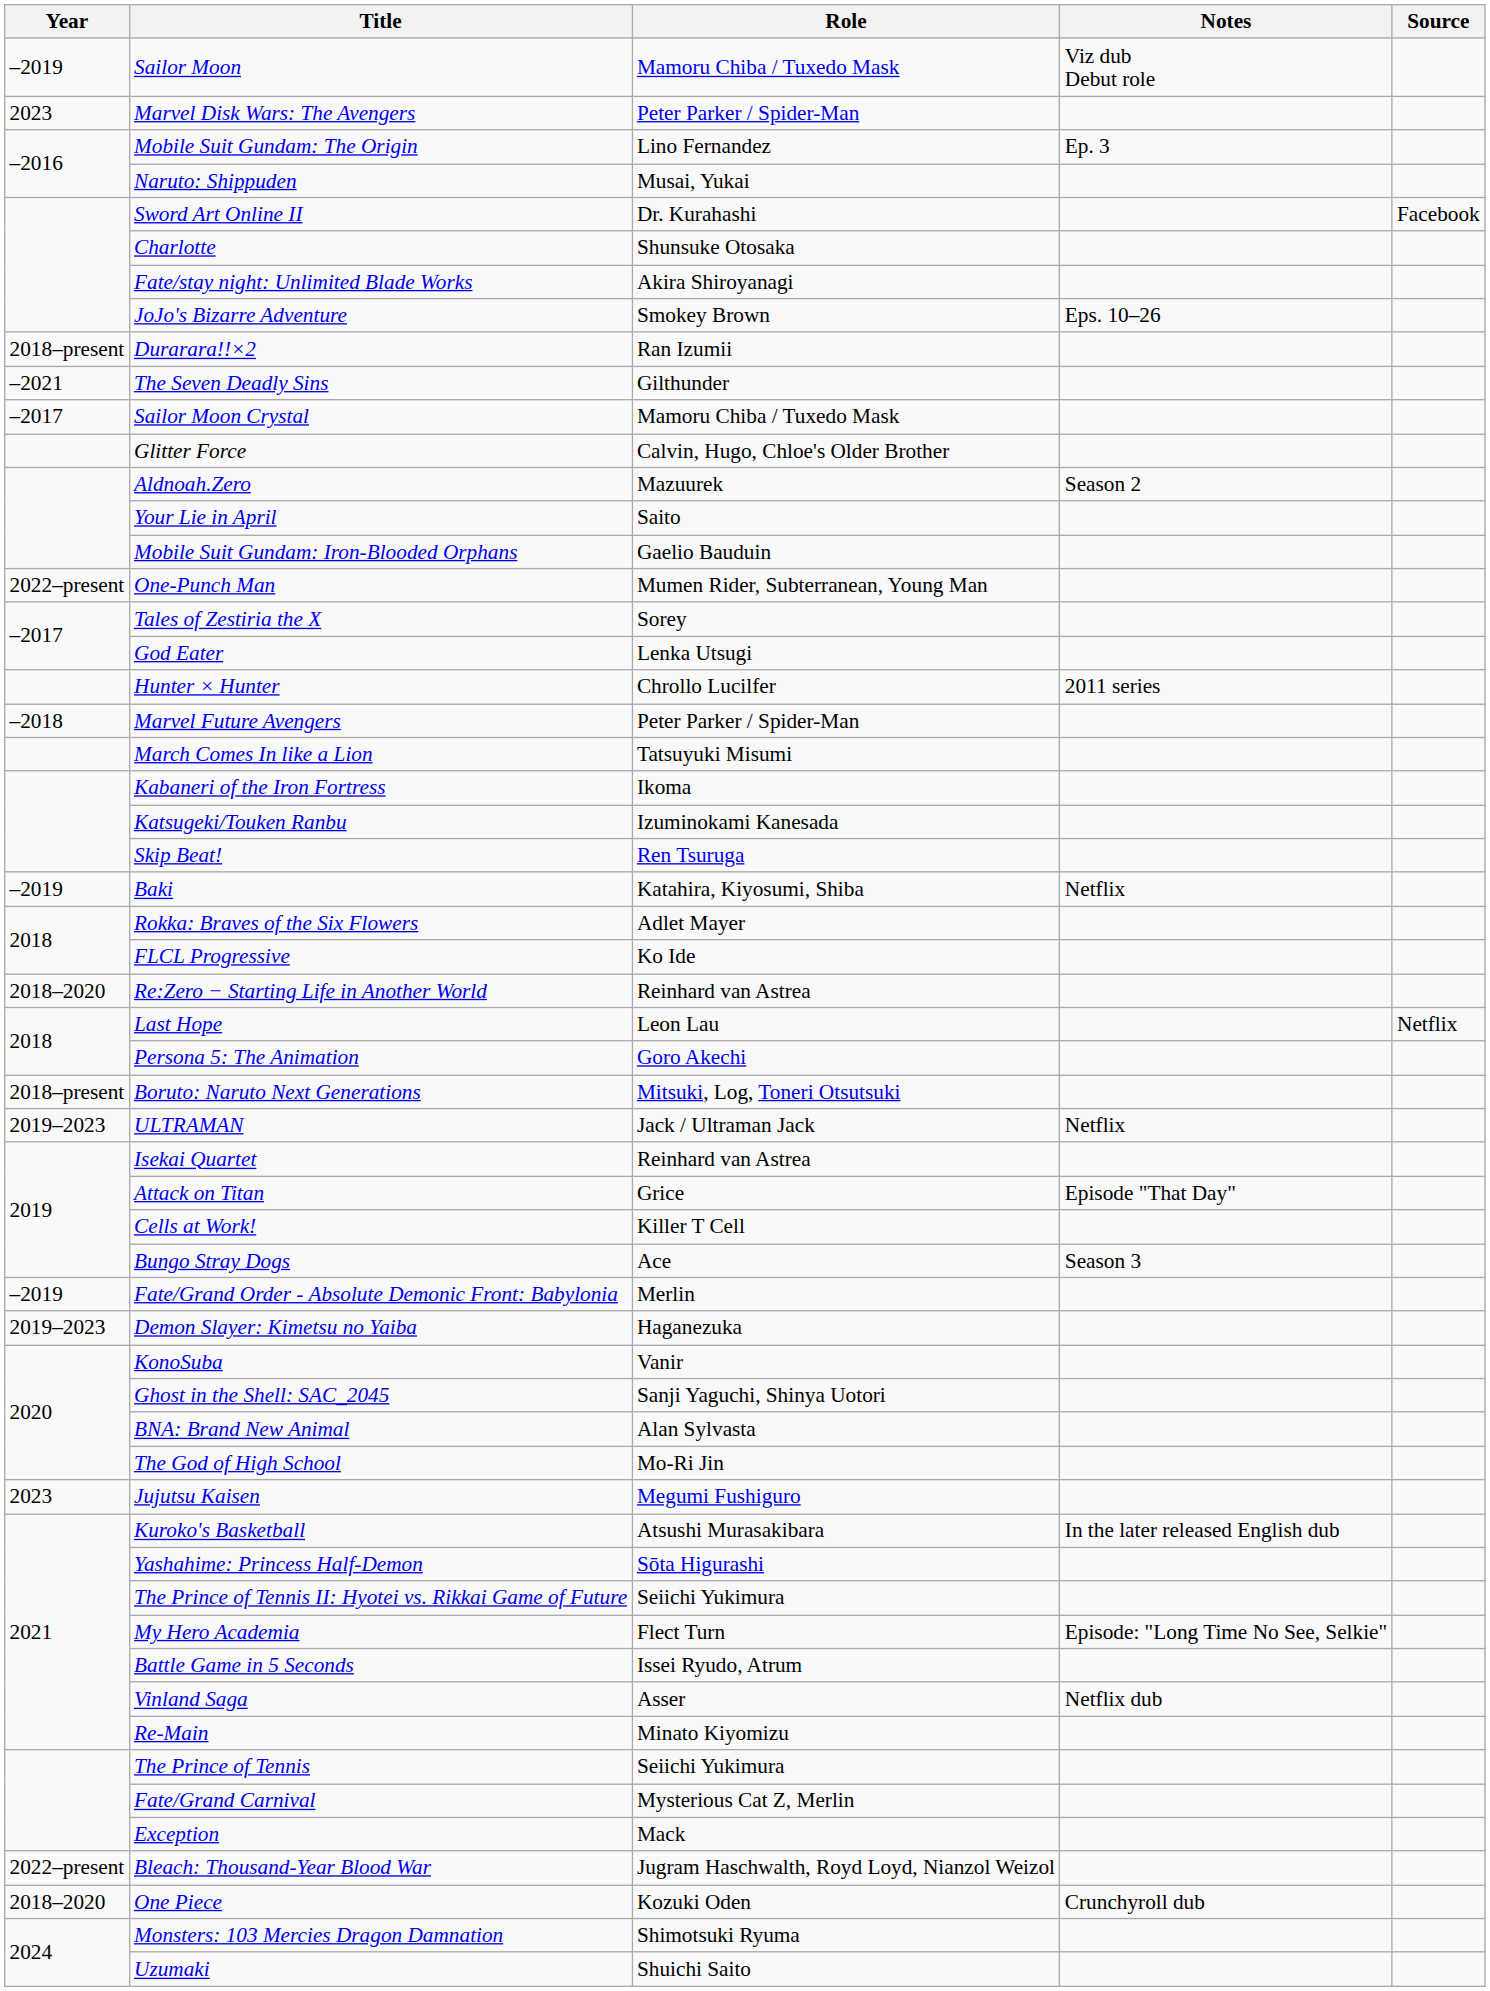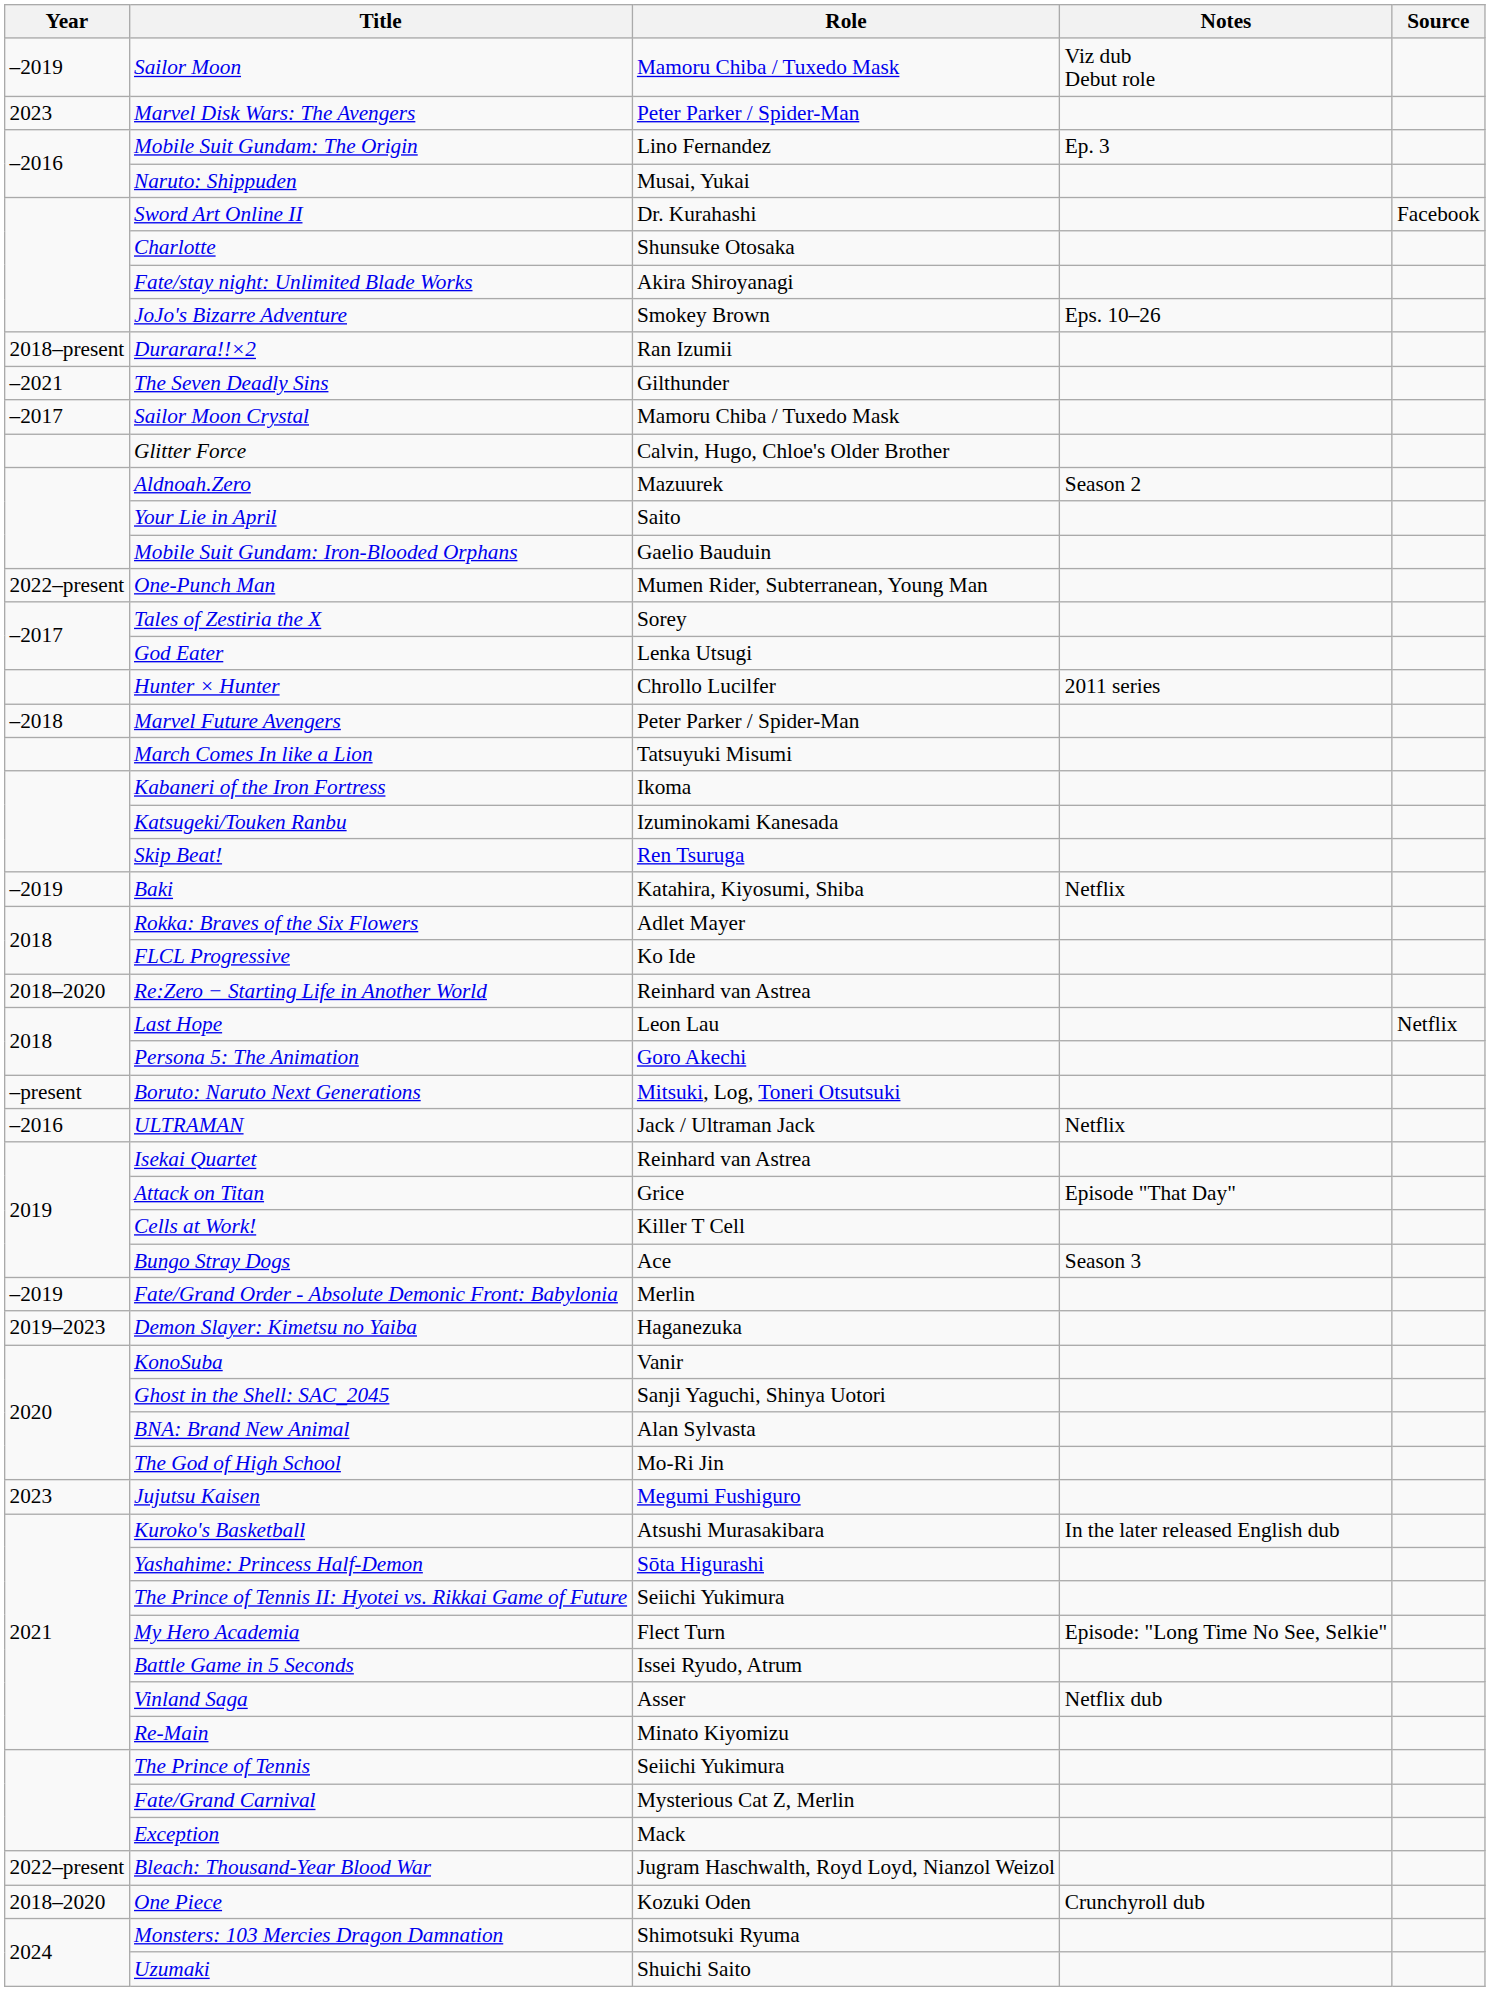(67, 1091) 2018–present -> (46, 1091) –present
(57, 1125) 2019–2023 -> (36, 1125) –2016
